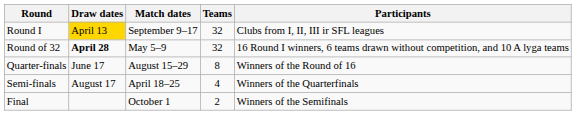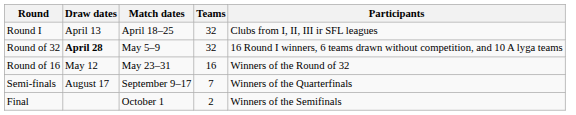(89, 31) gold background -> (83, 31) no background
(163, 31) September 9–17 -> (148, 31) April 18–25
+ row: (33, 66)
- row: (37, 66)
(154, 83) April 18–25 -> (157, 83) September 9–17
(217, 83) 4 -> (211, 83) 7
